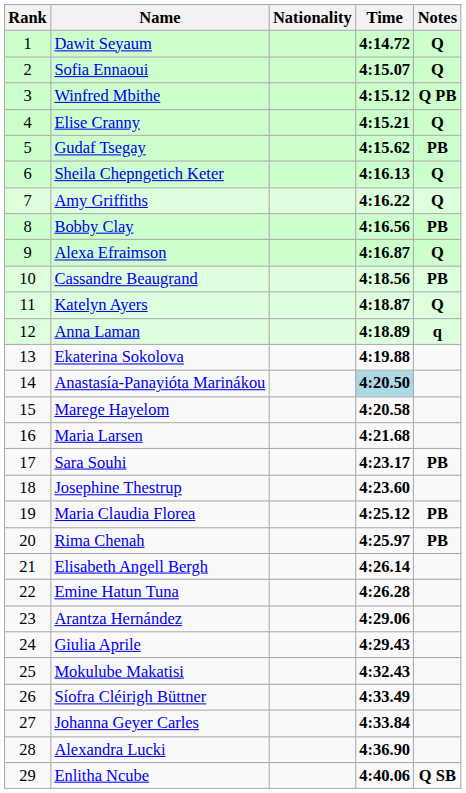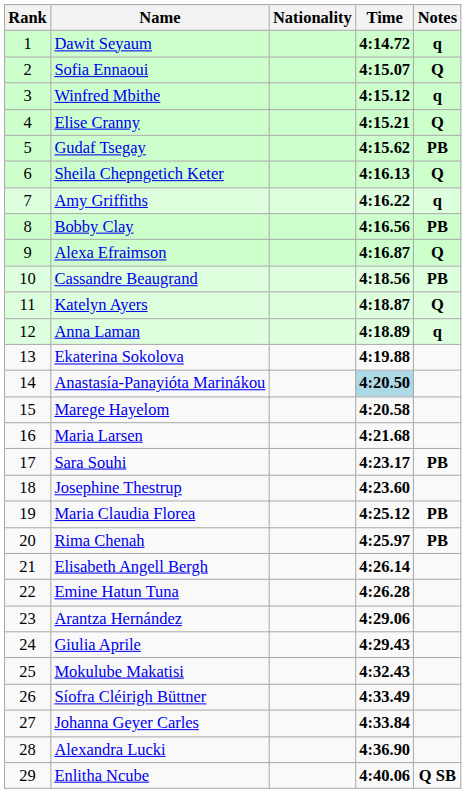(437, 43) Q -> (437, 43) q
(437, 95) Q PB -> (437, 95) q
(437, 200) Q -> (437, 200) q
